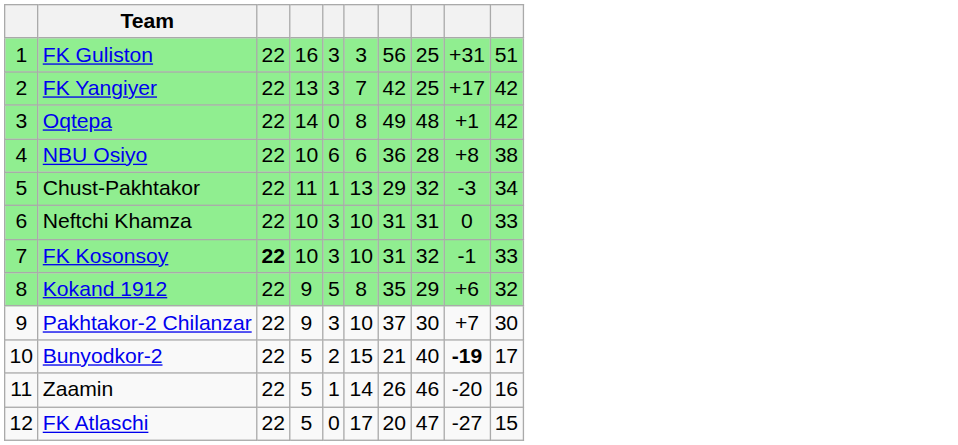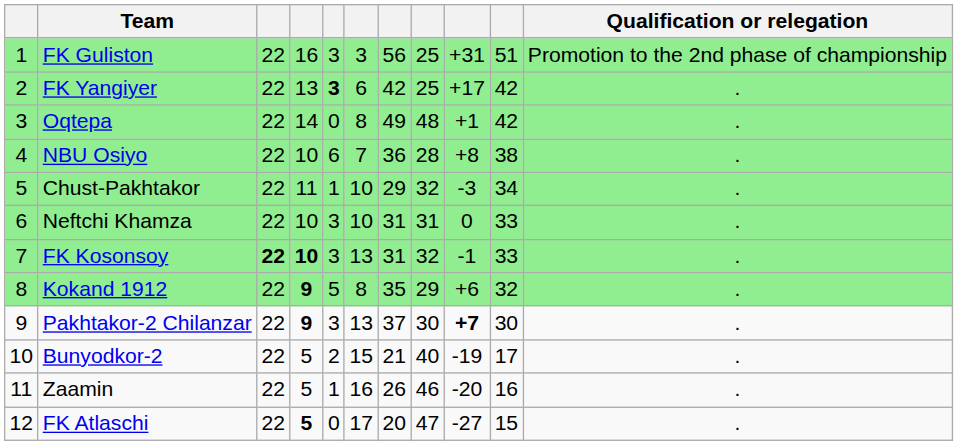+ column: (737, 21)
(334, 88) normal -> (334, 88) bold
(361, 88) 7 -> (361, 88) 6
(361, 155) 6 -> (361, 155) 7
(361, 188) 13 -> (361, 188) 10
(306, 255) normal -> (306, 255) bold
(361, 255) 10 -> (361, 255) 13
(306, 289) normal -> (306, 289) bold
(306, 322) normal -> (306, 322) bold
(361, 322) 10 -> (361, 322) 13
(467, 322) normal -> (467, 322) bold
(467, 356) bold -> (467, 356) normal
(361, 389) 14 -> (361, 389) 16
(306, 423) normal -> (306, 423) bold
